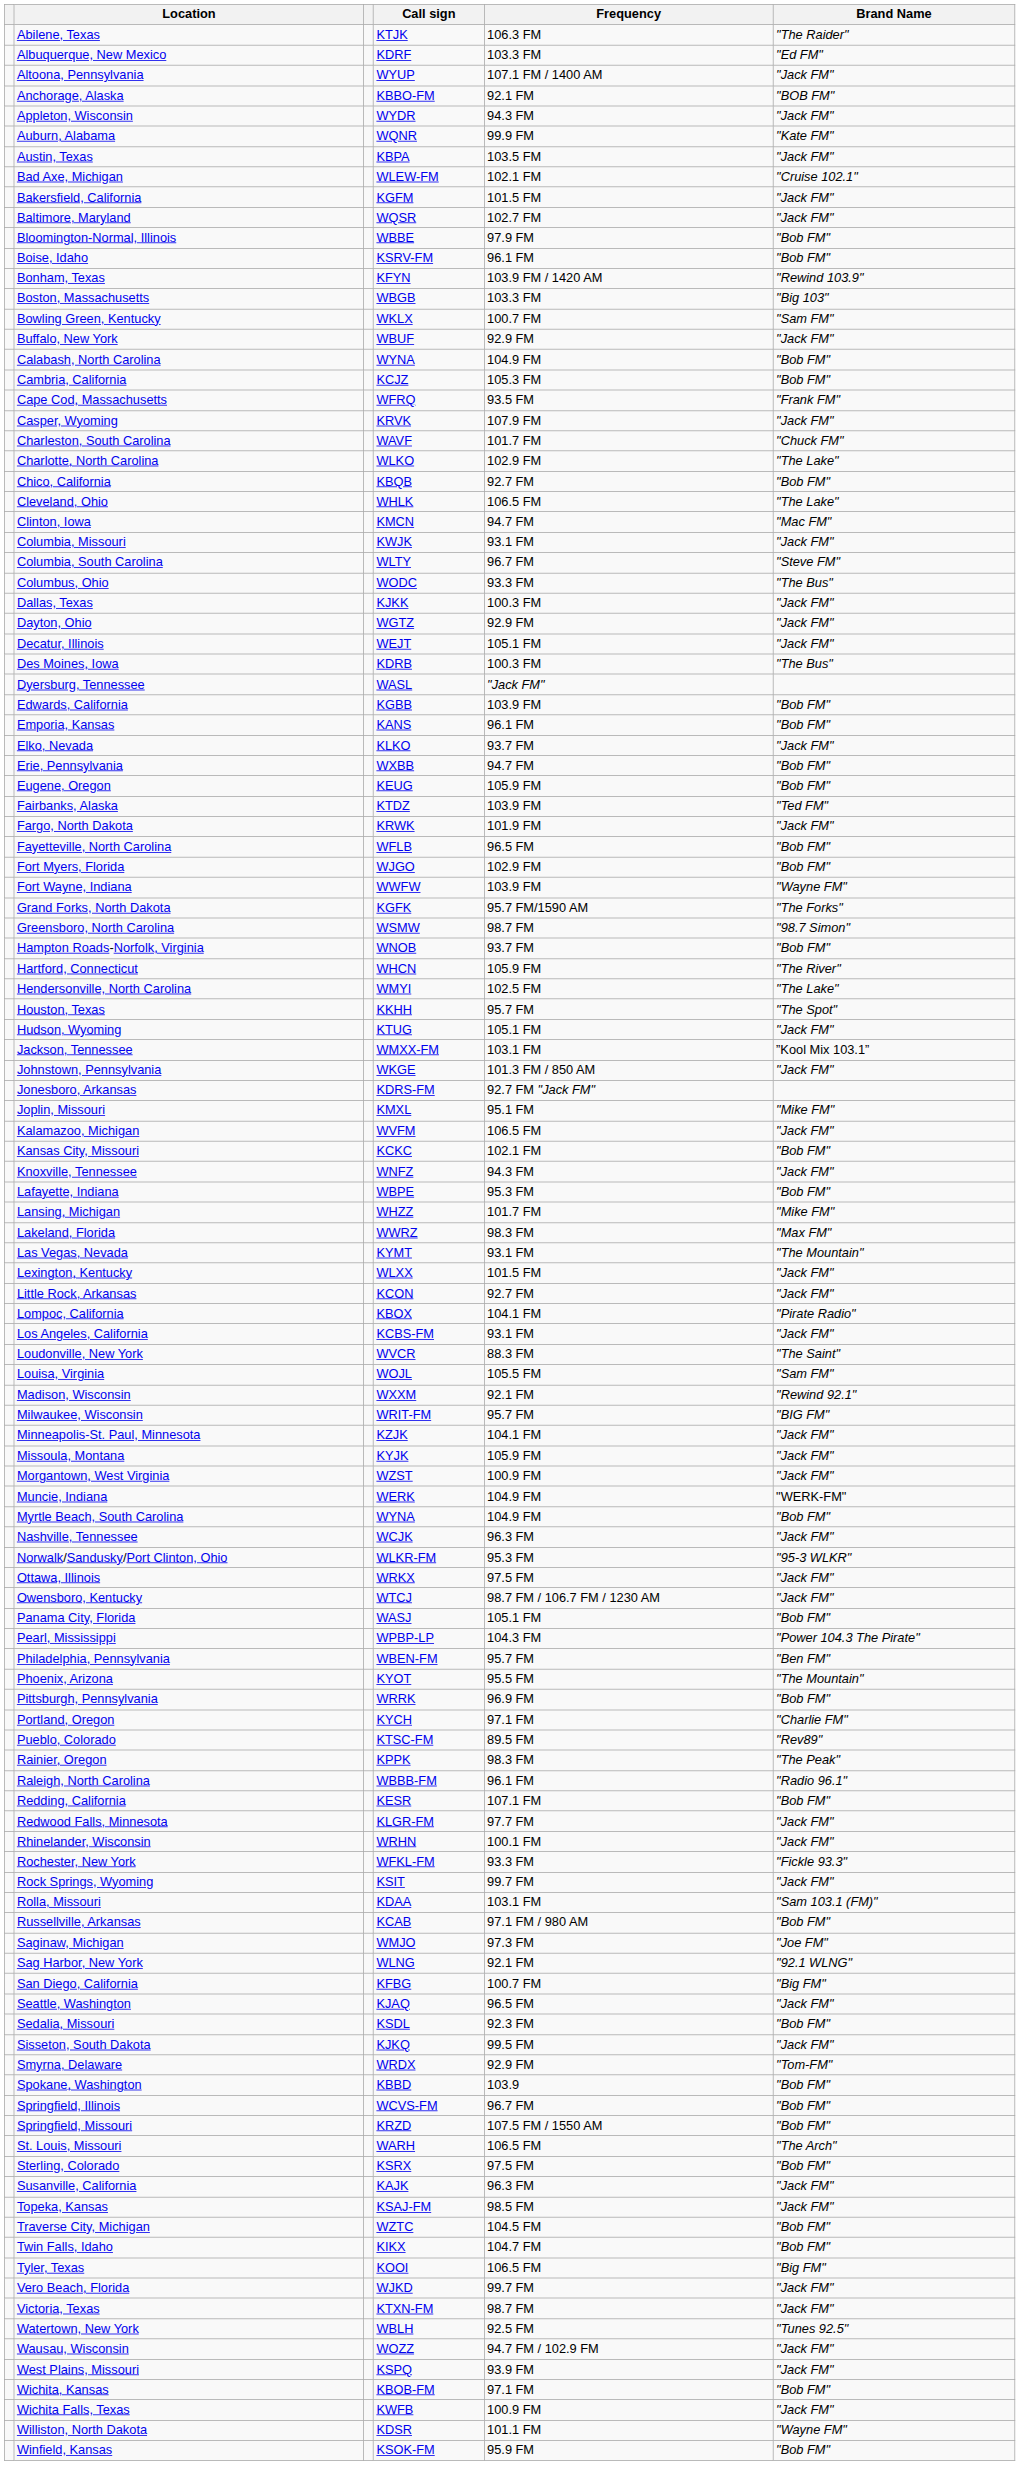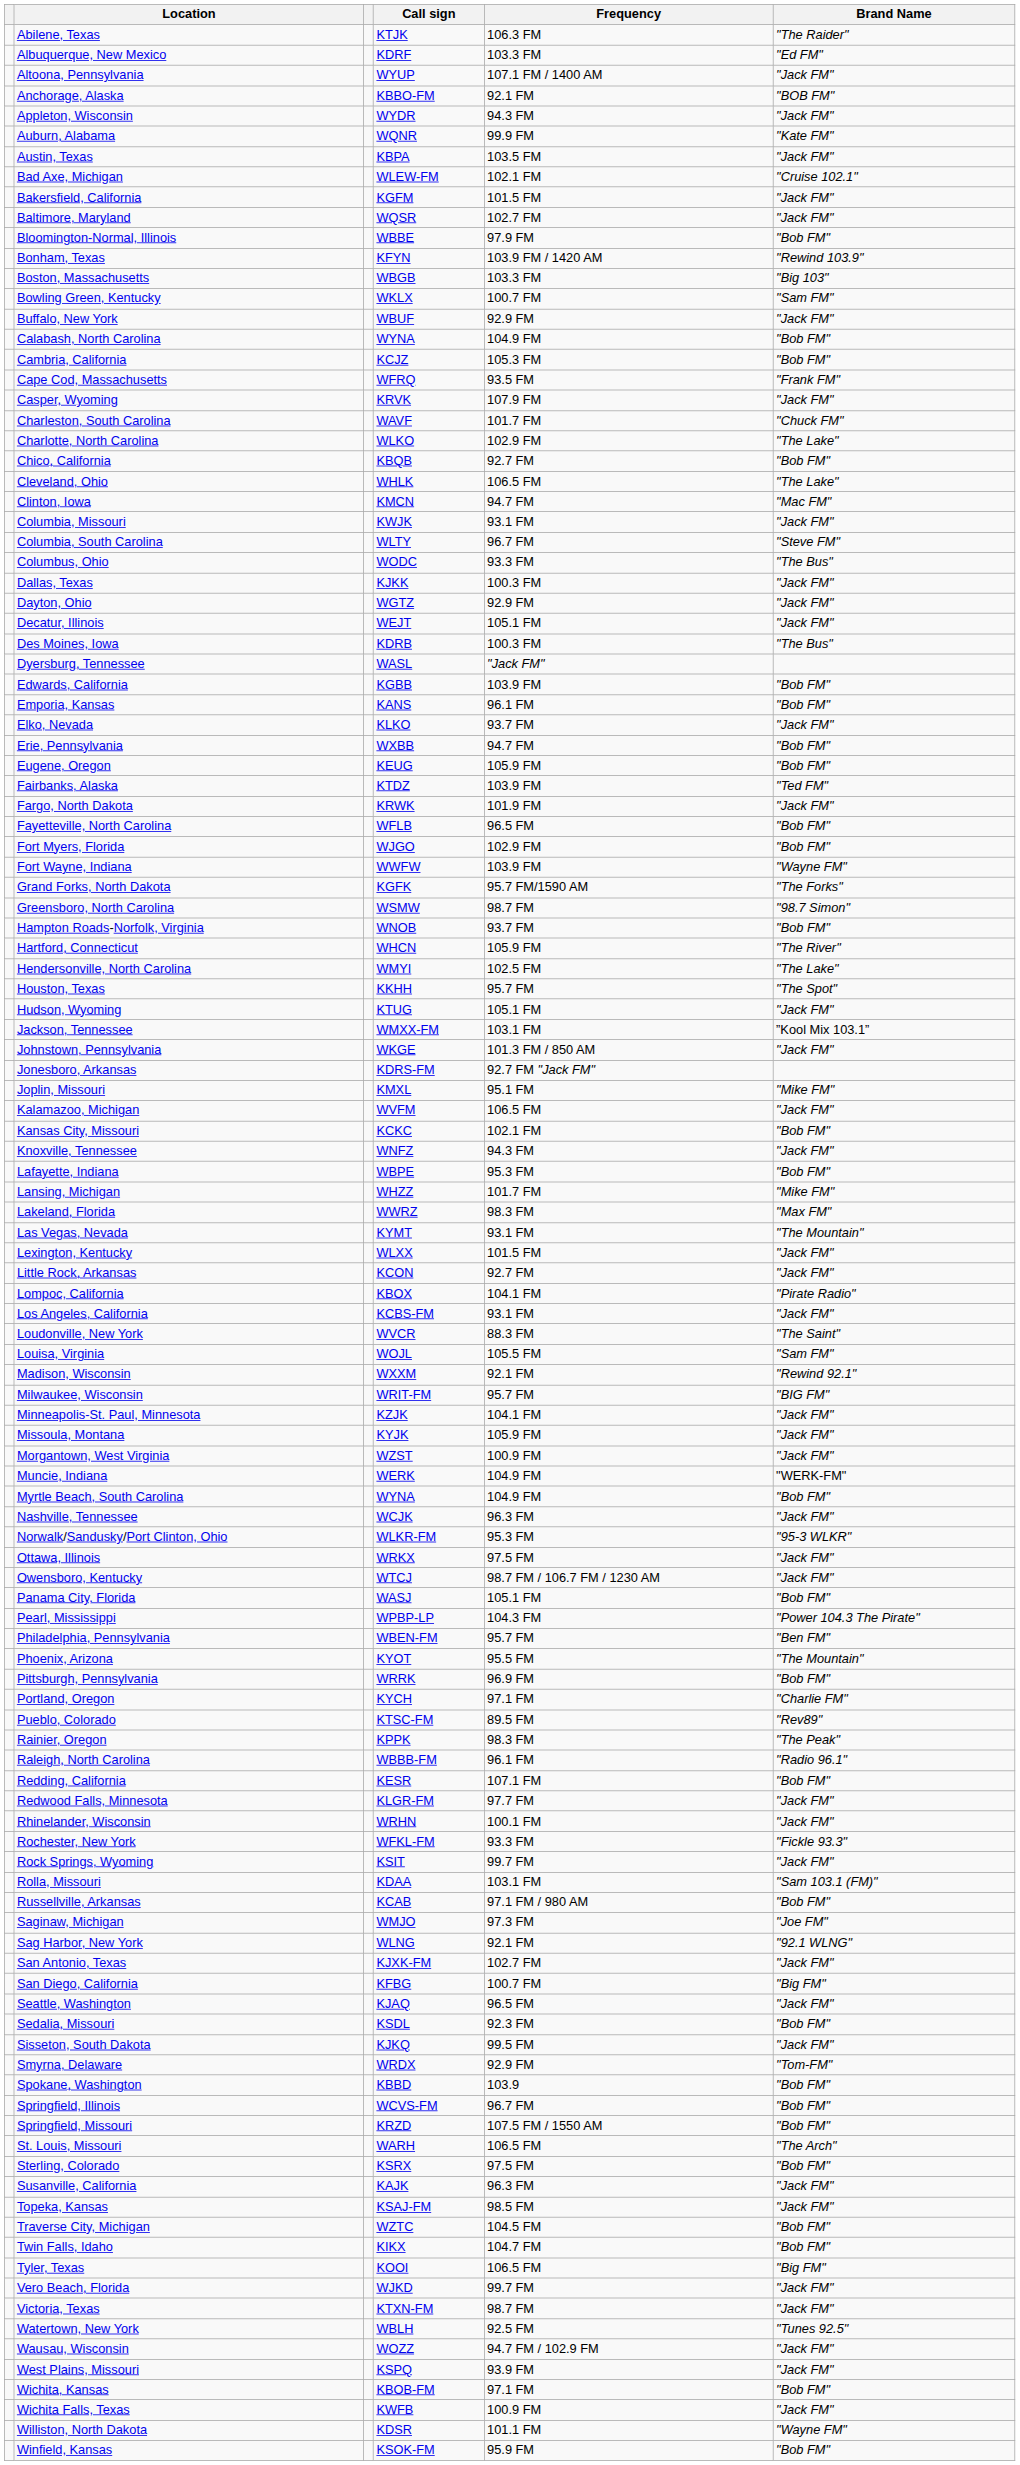- row: (52, 258)
+ row: (72, 1963)
